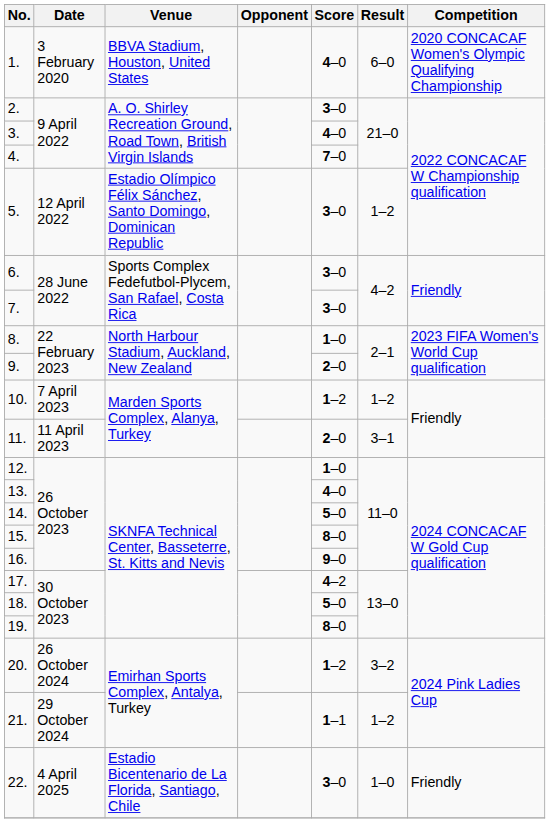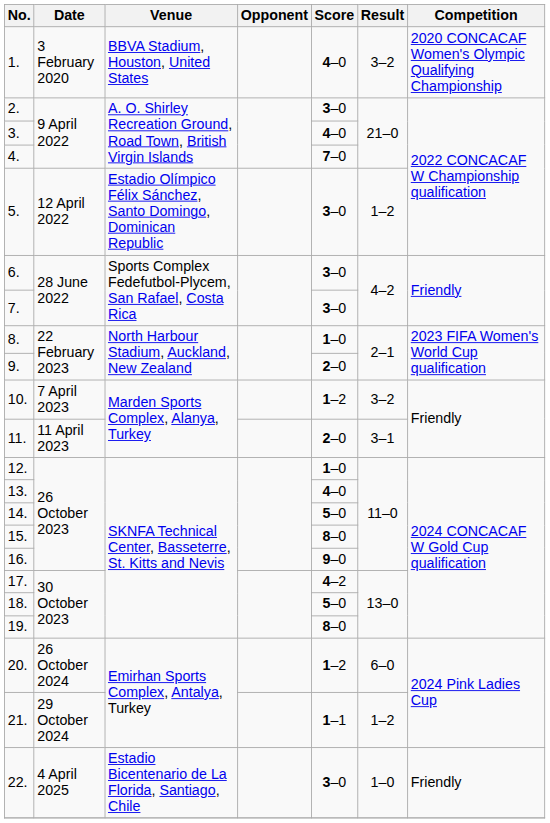(382, 62) 6–0 -> (382, 62) 3–2
(382, 399) 1–2 -> (382, 399) 3–2
(382, 665) 3–2 -> (382, 665) 6–0
